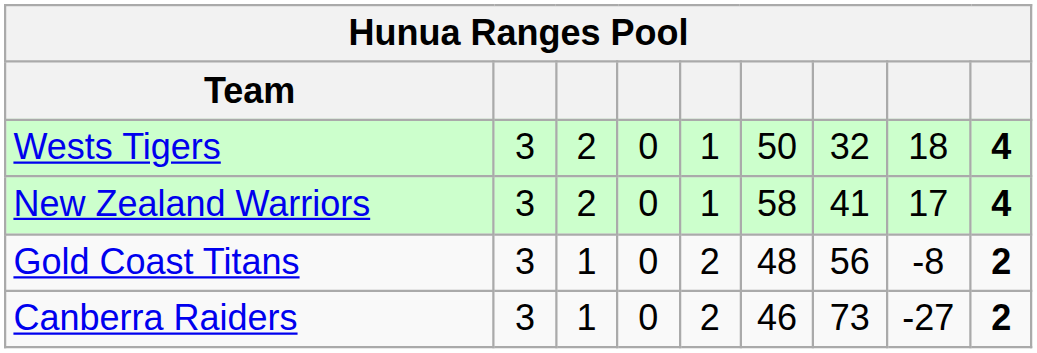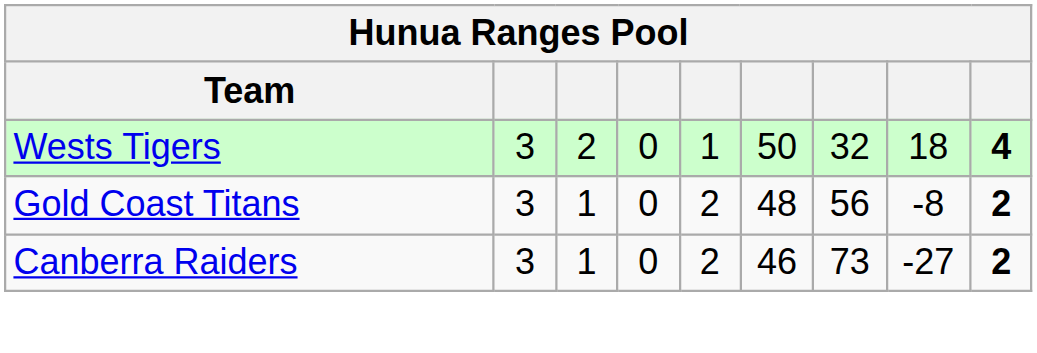- row: (192, 204)
